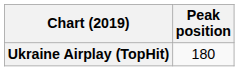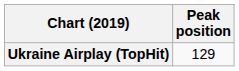(203, 54) 180 -> (203, 54) 129
